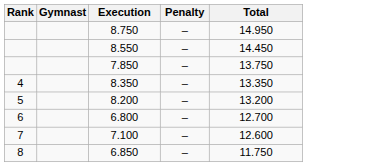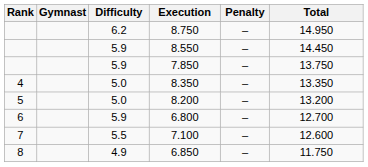+ column: (119, 13)
